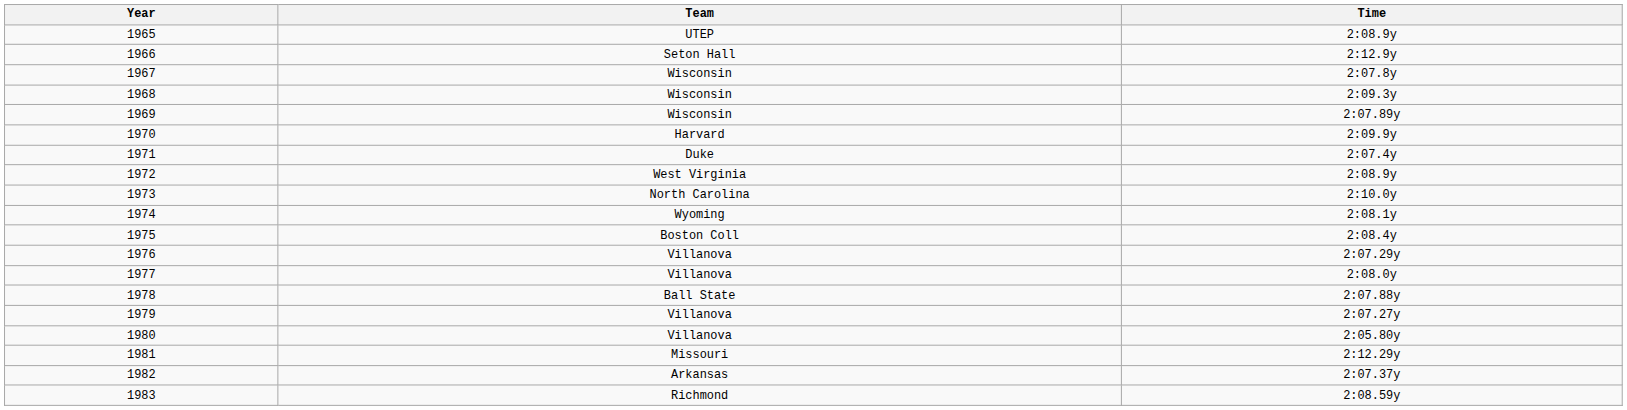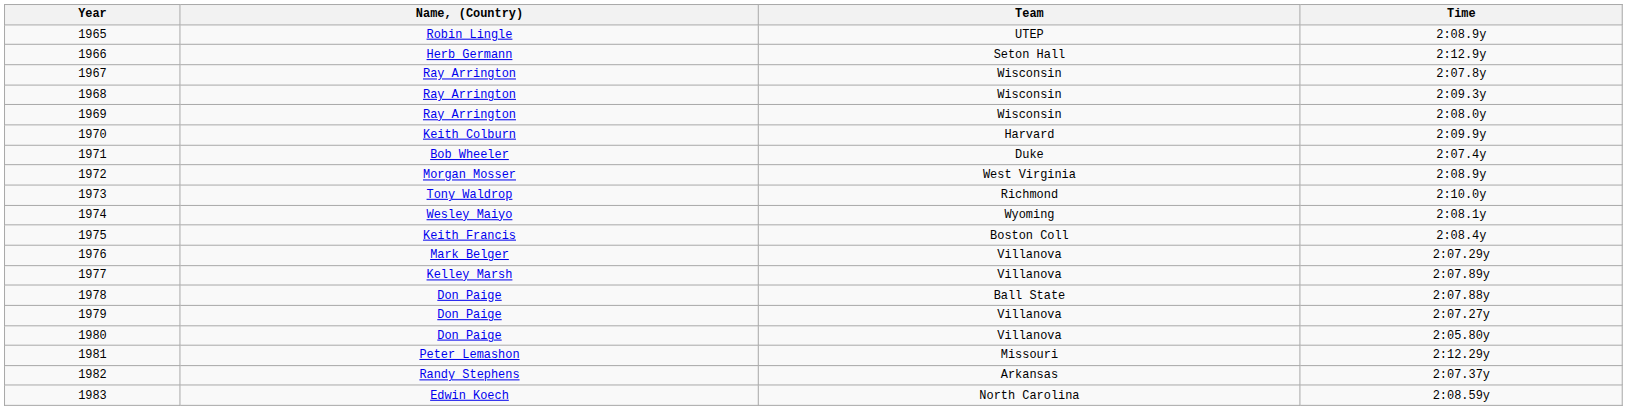+ column: (469, 14)
(1372, 114) 2:07.89y -> (1461, 114) 2:08.0y
(700, 195) North Carolina -> (1029, 195) Richmond
(1372, 275) 2:08.0y -> (1461, 275) 2:07.89y
(700, 395) Richmond -> (1029, 395) North Carolina
